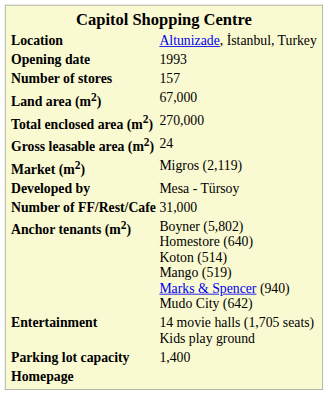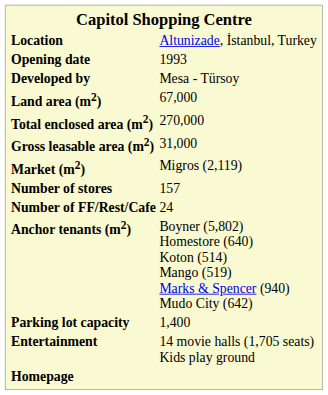rows swapped: (51, 188) <-> (62, 78)
(166, 143) 24 -> (178, 143) 31,000
(178, 207) 31,000 -> (166, 207) 24
rows swapped: (54, 322) <-> (70, 357)
